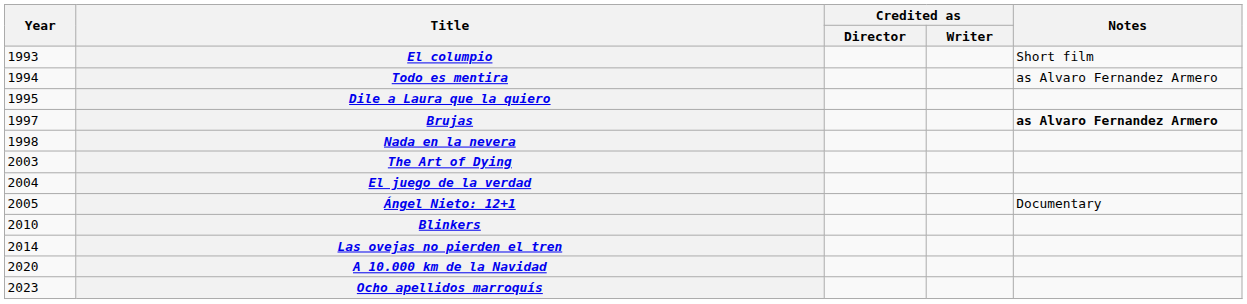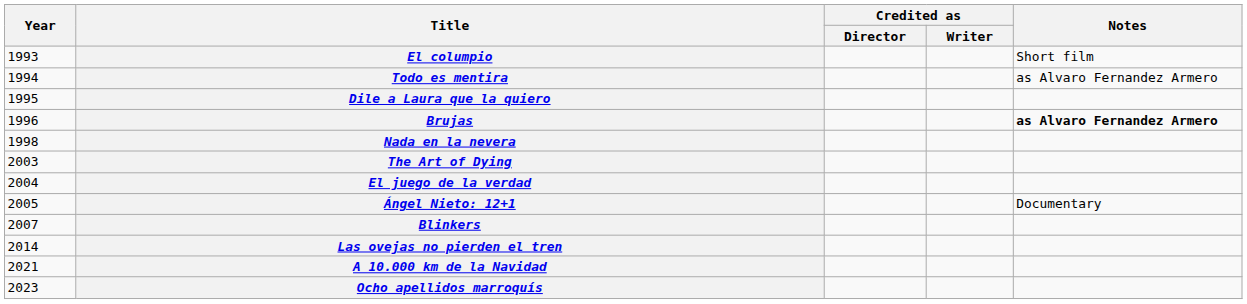(23, 120) 1997 -> (23, 120) 1996
(23, 225) 2010 -> (23, 225) 2007
(23, 267) 2020 -> (23, 267) 2021
